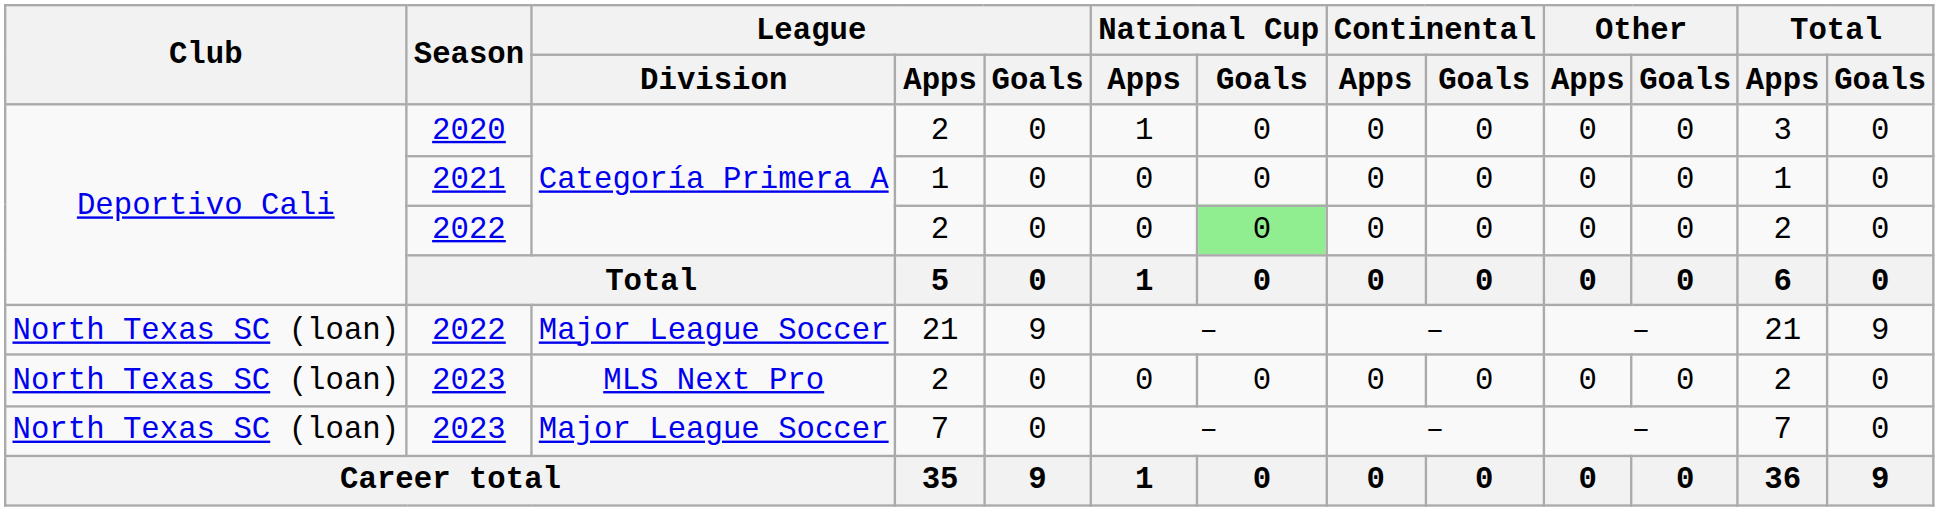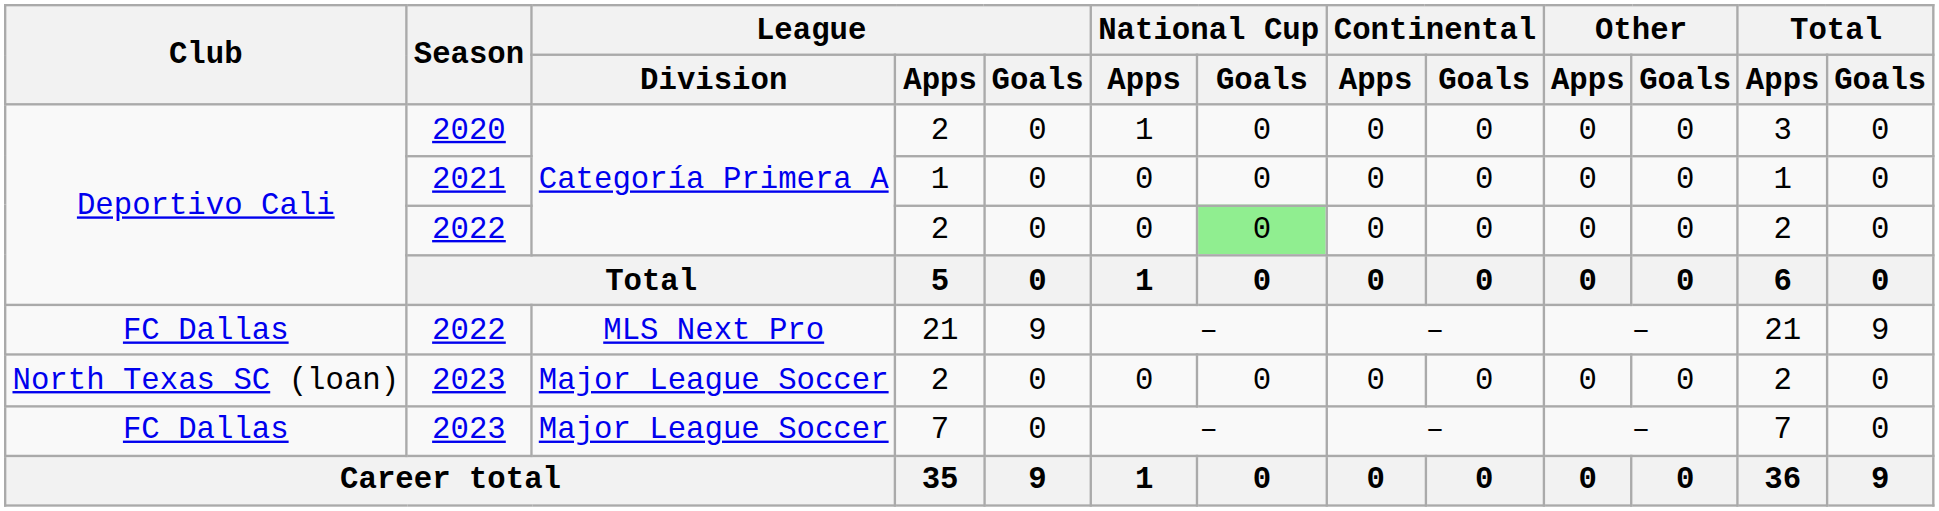(206, 330) North Texas SC (loan) -> (206, 330) FC Dallas
(714, 330) Major League Soccer -> (714, 330) MLS Next Pro
(714, 380) MLS Next Pro -> (714, 380) Major League Soccer
(206, 430) North Texas SC (loan) -> (206, 430) FC Dallas
